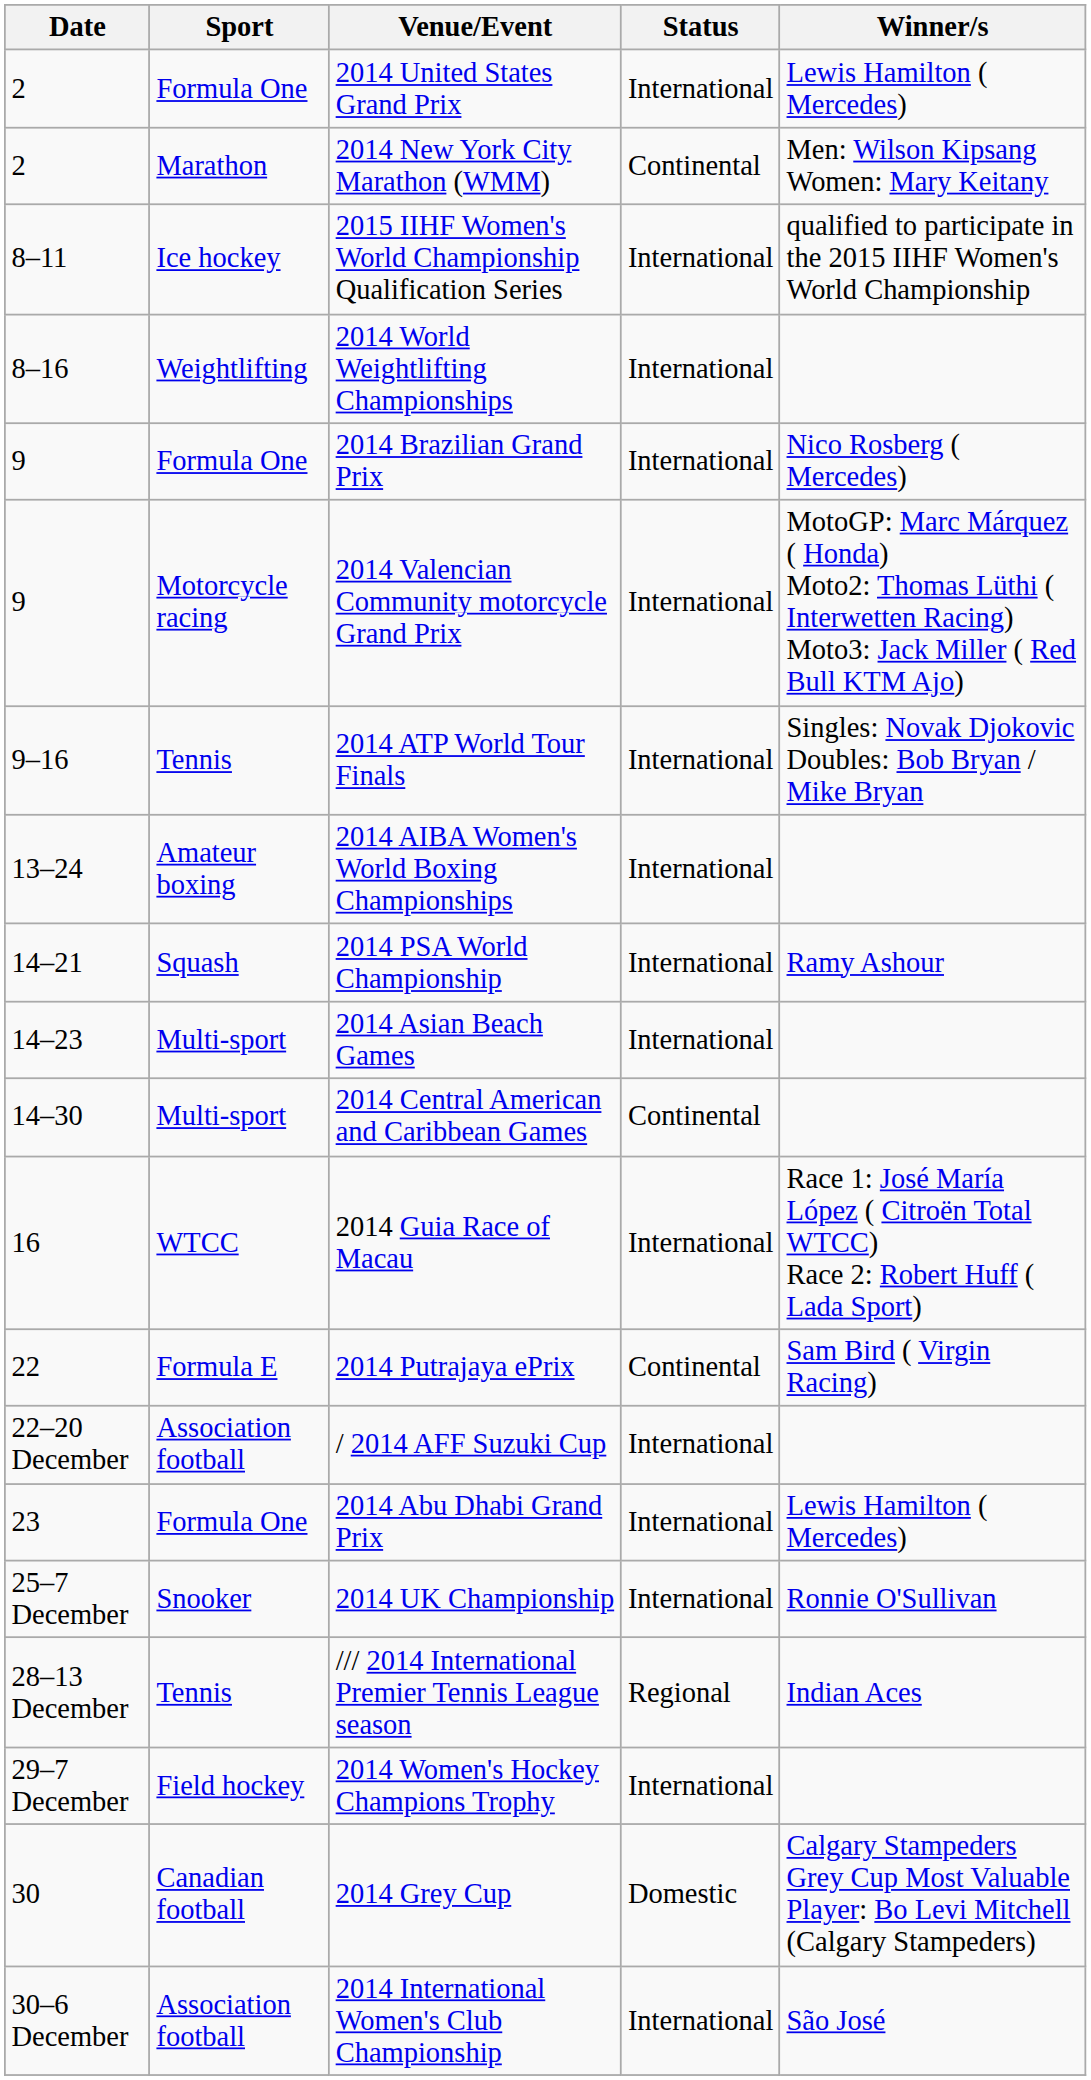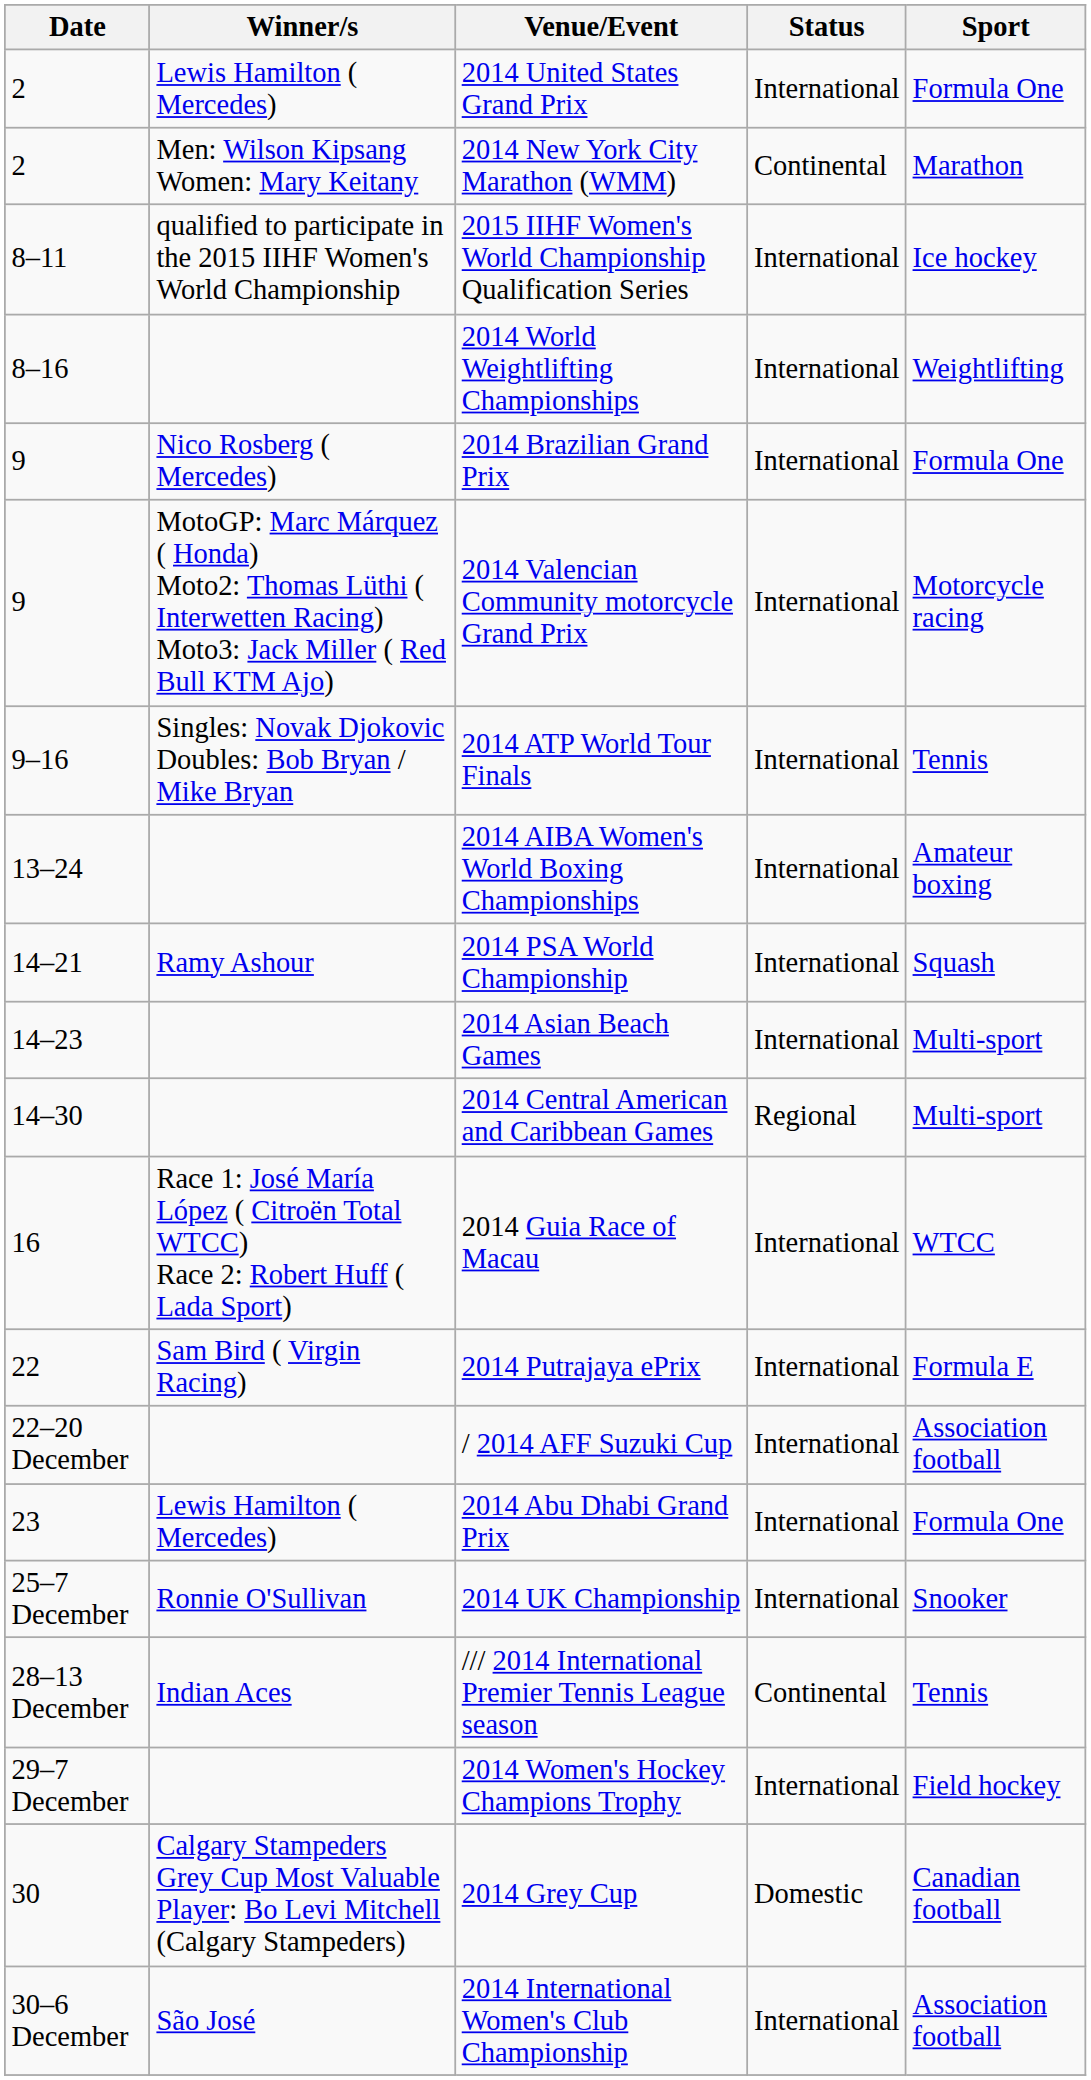columns swapped: (239, 27) <-> (933, 27)
(694, 1116) Continental -> (805, 1116) Regional
(694, 1367) Continental -> (827, 1367) International
(679, 1692) Regional -> (820, 1692) Continental
